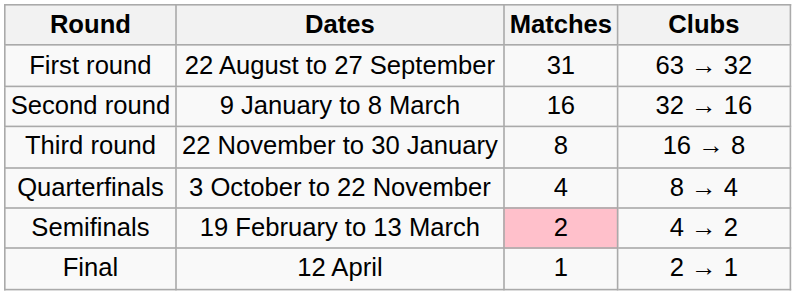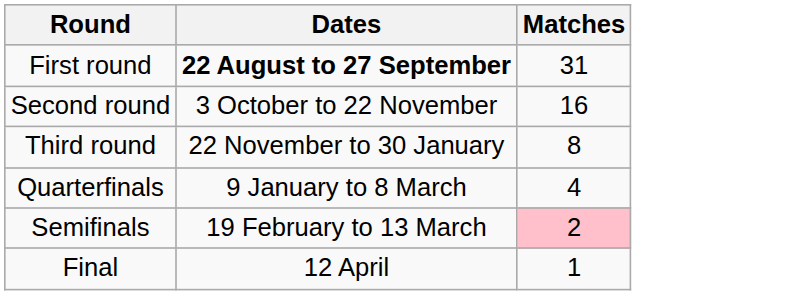- column: (704, 24)
(340, 65) normal -> (346, 65) bold
(340, 106) 9 January to 8 March -> (346, 106) 3 October to 22 November
(340, 187) 3 October to 22 November -> (346, 187) 9 January to 8 March
